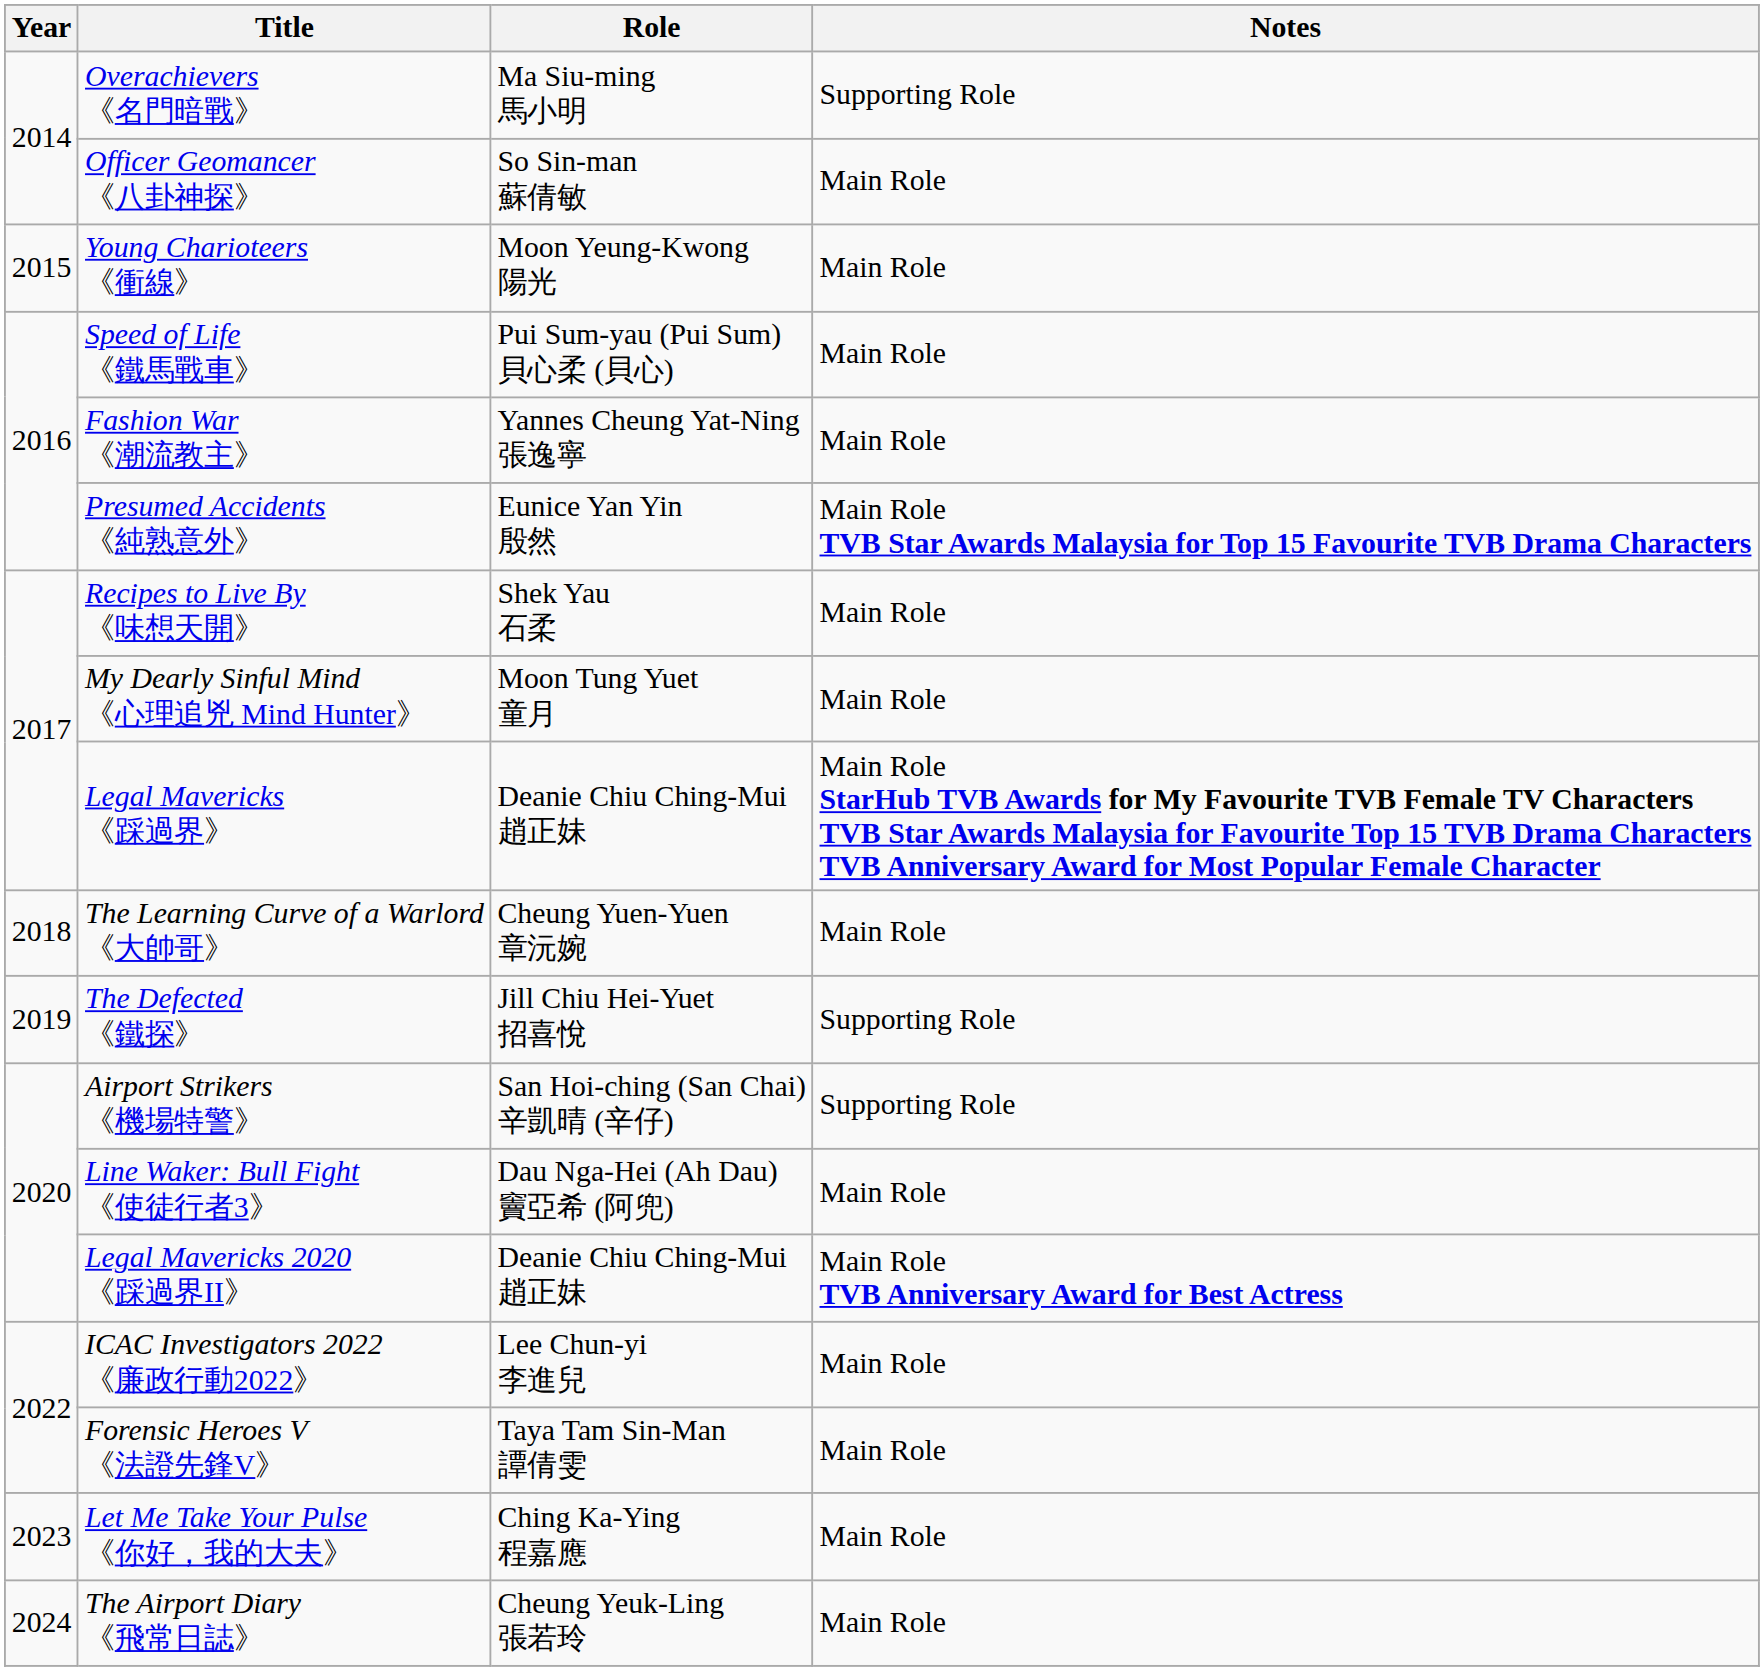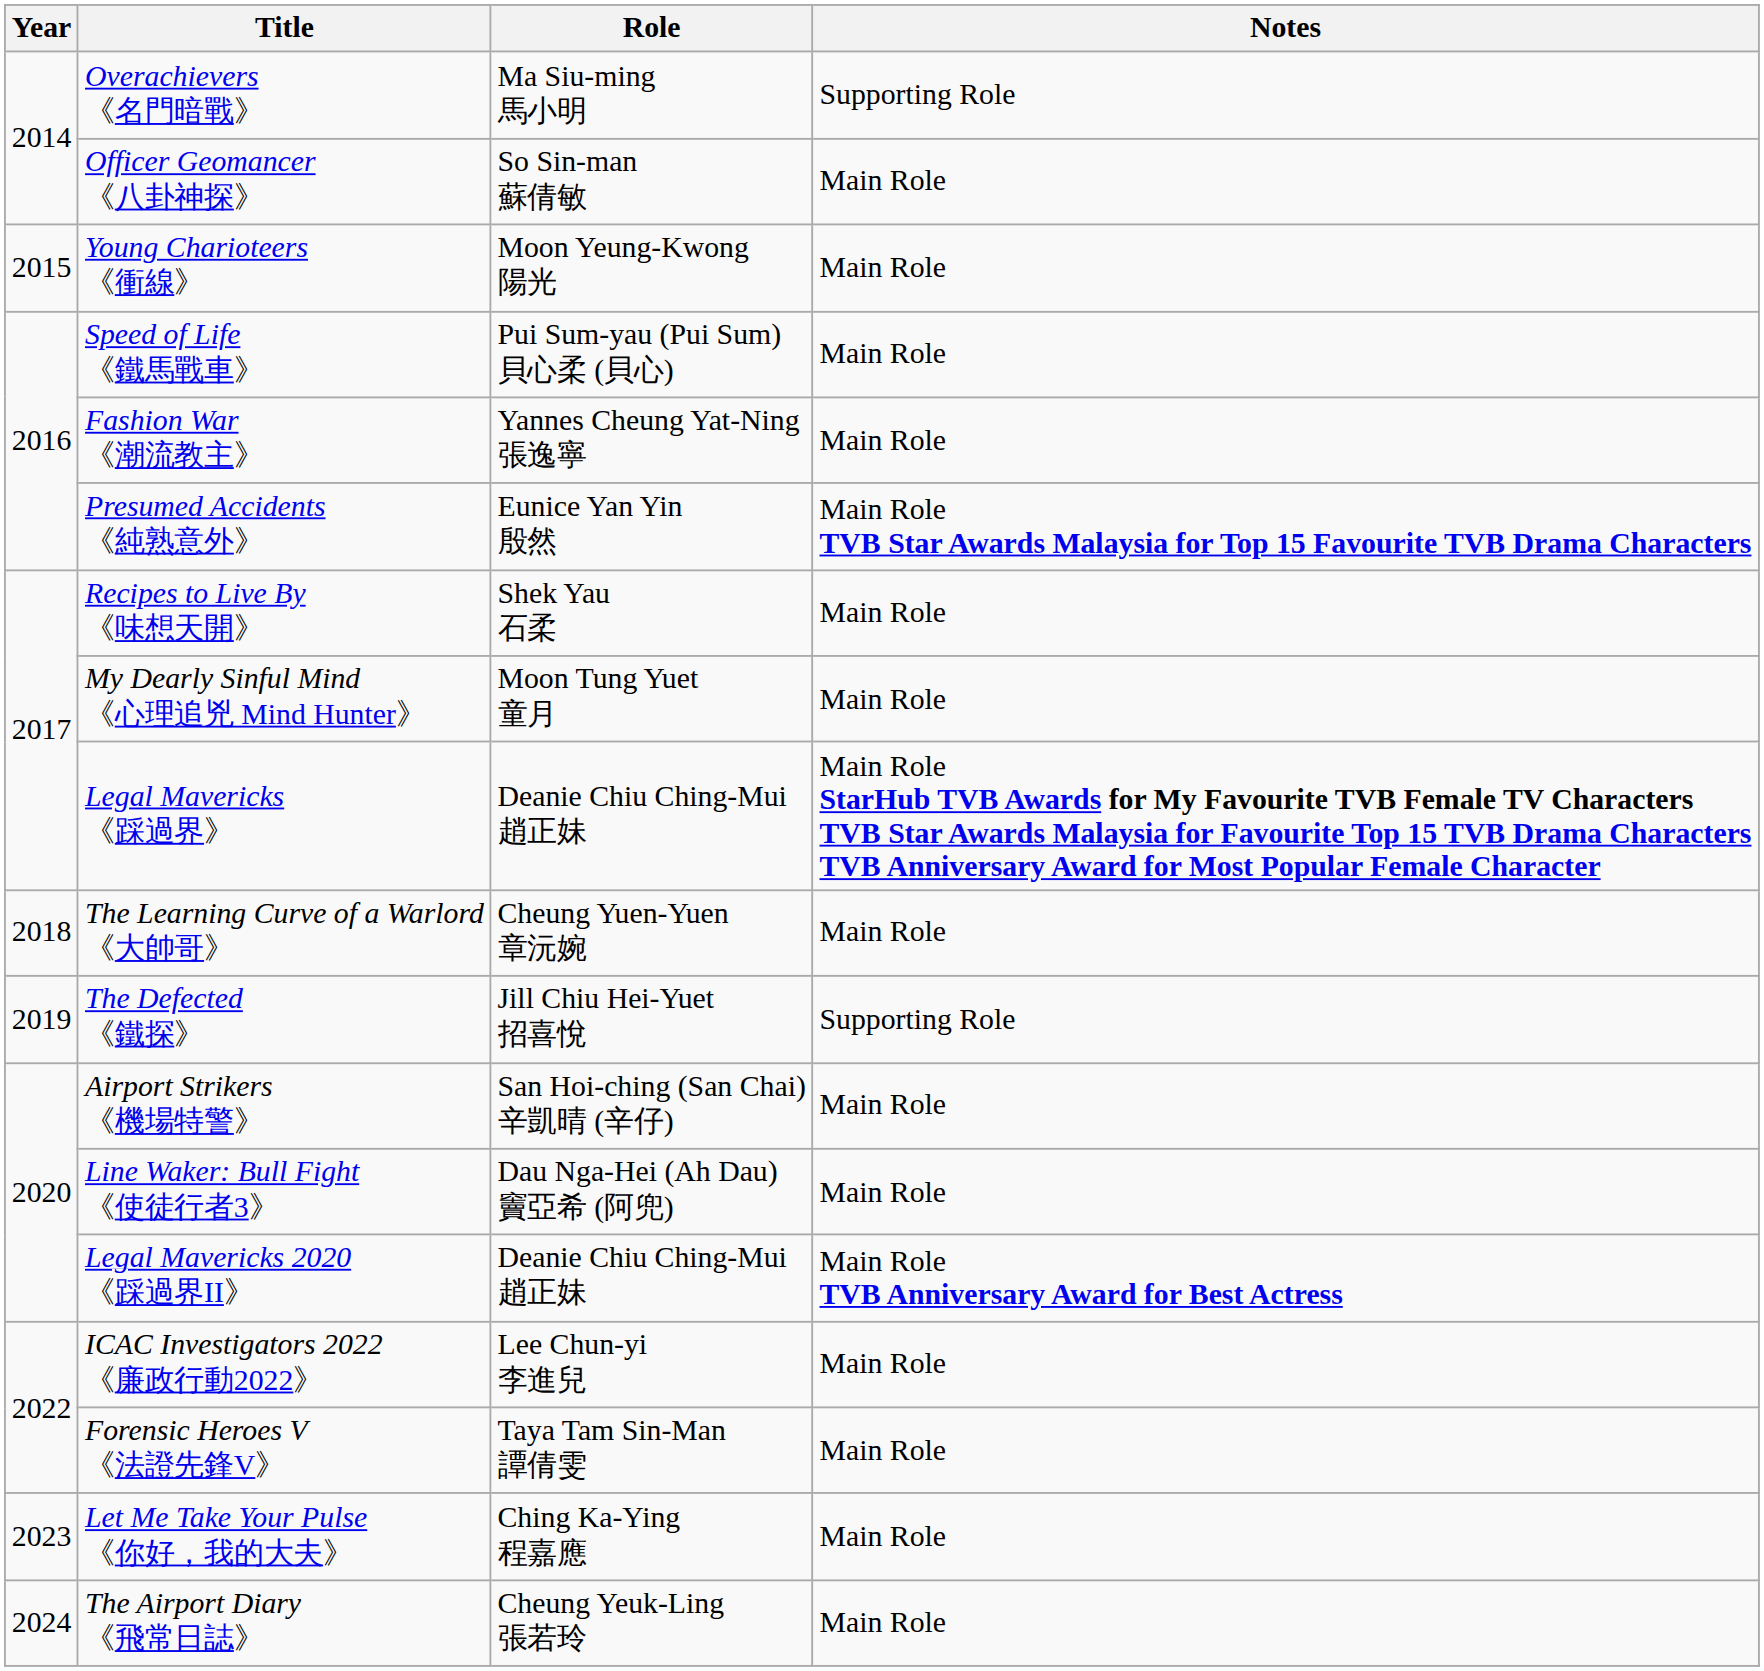(917, 1105) Supporting Role -> (883, 1105) Main Role
